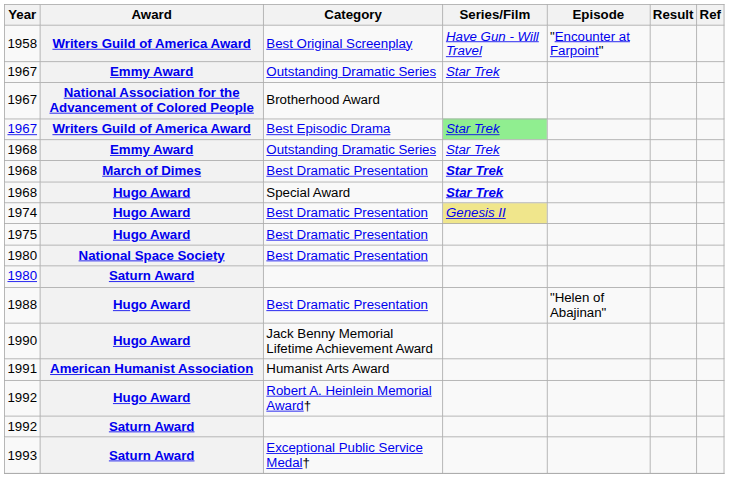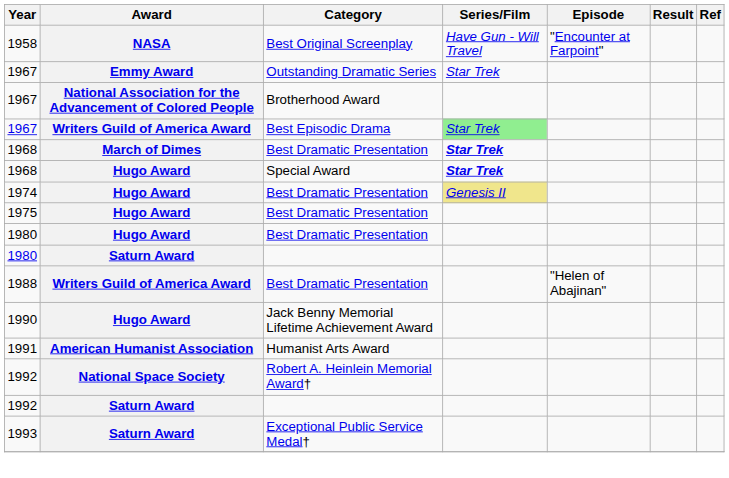(152, 43) Writers Guild of America Award -> (152, 43) NASA
- row: (22, 150)
(152, 255) National Space Society -> (152, 234) Hugo Award
(152, 305) Hugo Award -> (152, 284) Writers Guild of America Award
(152, 398) Hugo Award -> (152, 377) National Space Society
